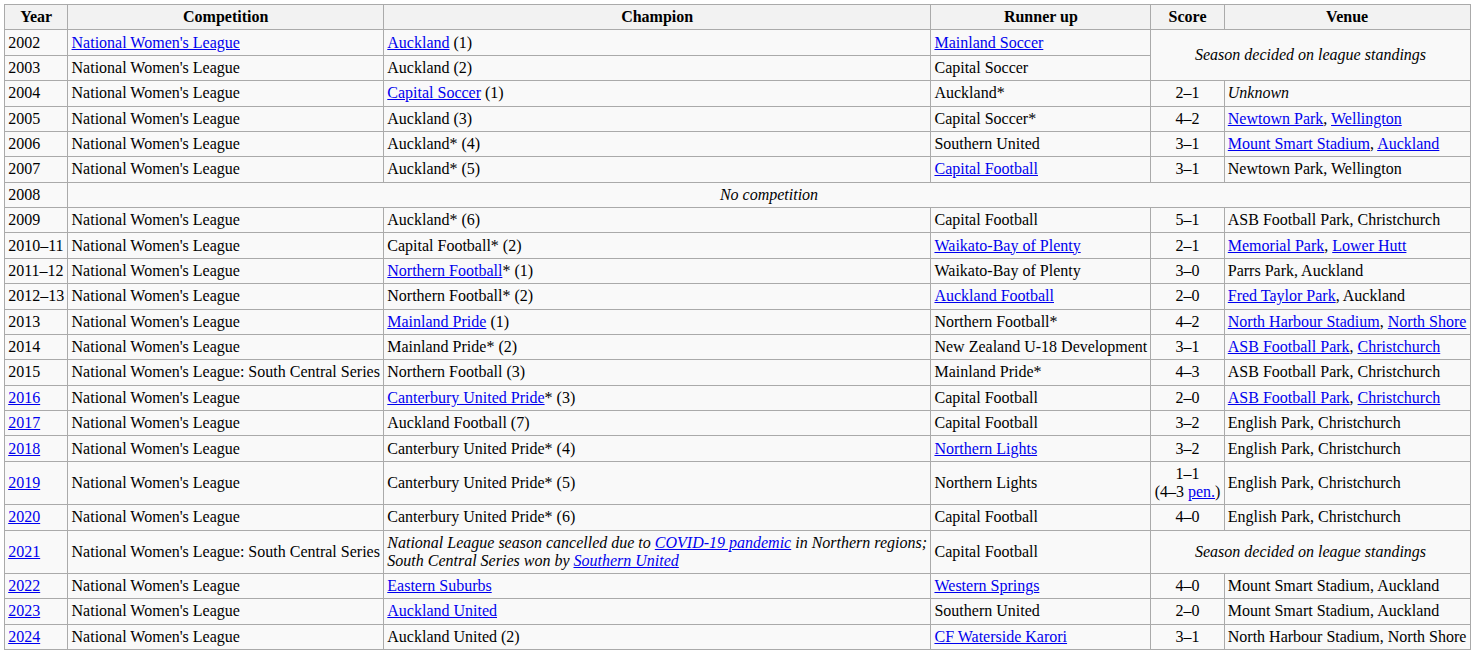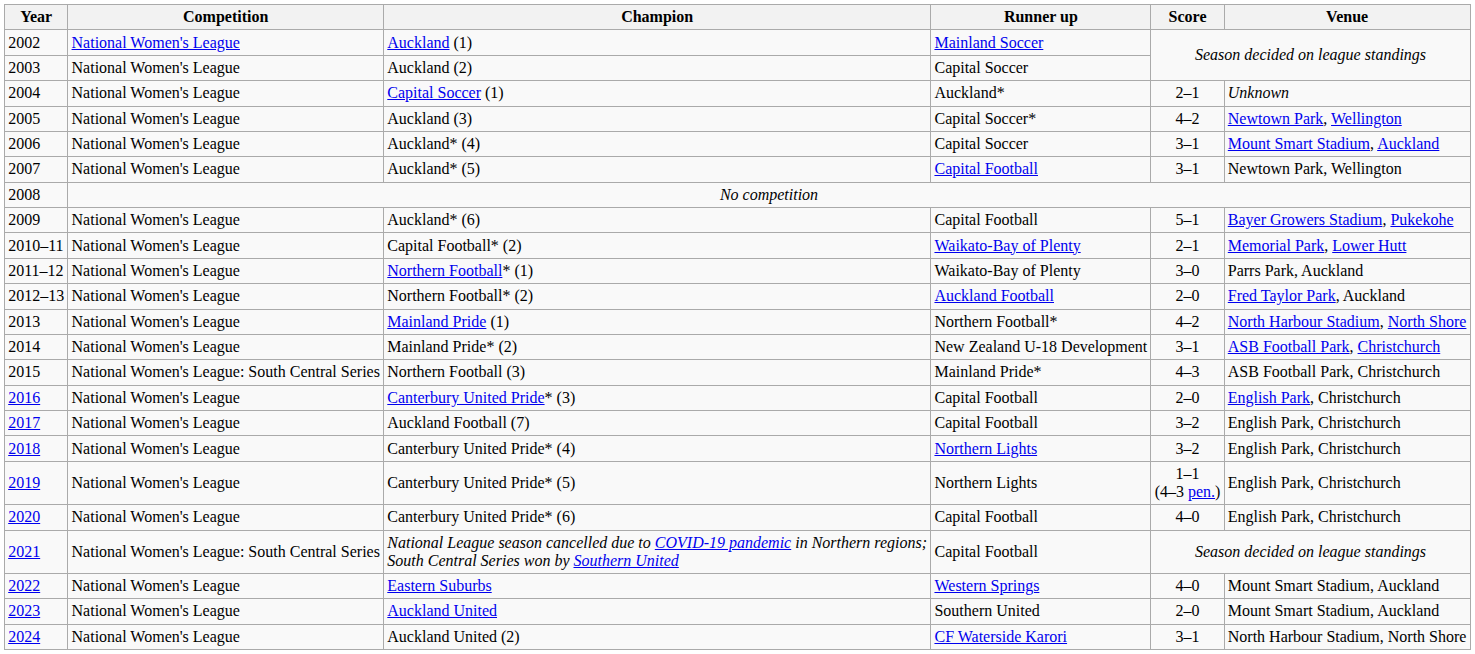(987, 144) Southern United -> (981, 144) Capital Soccer
(1334, 220) ASB Football Park, Christchurch -> (1341, 220) Bayer Growers Stadium, Pukekohe
(1334, 397) ASB Football Park, Christchurch -> (1314, 397) English Park, Christchurch
